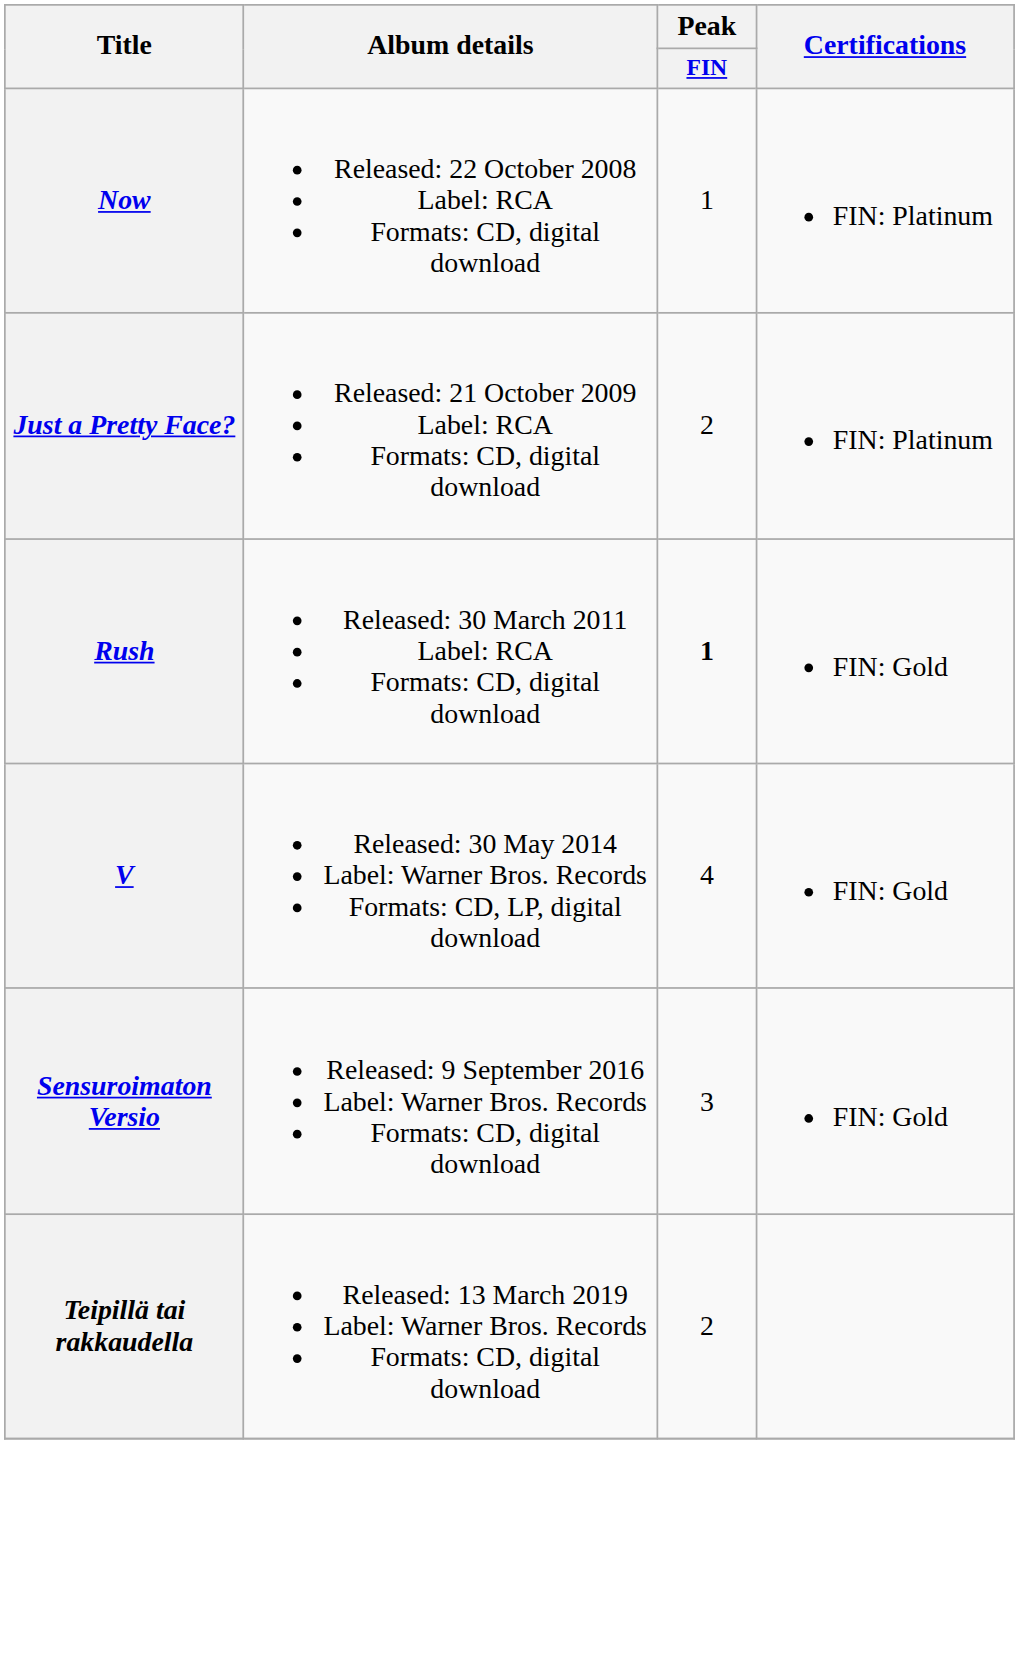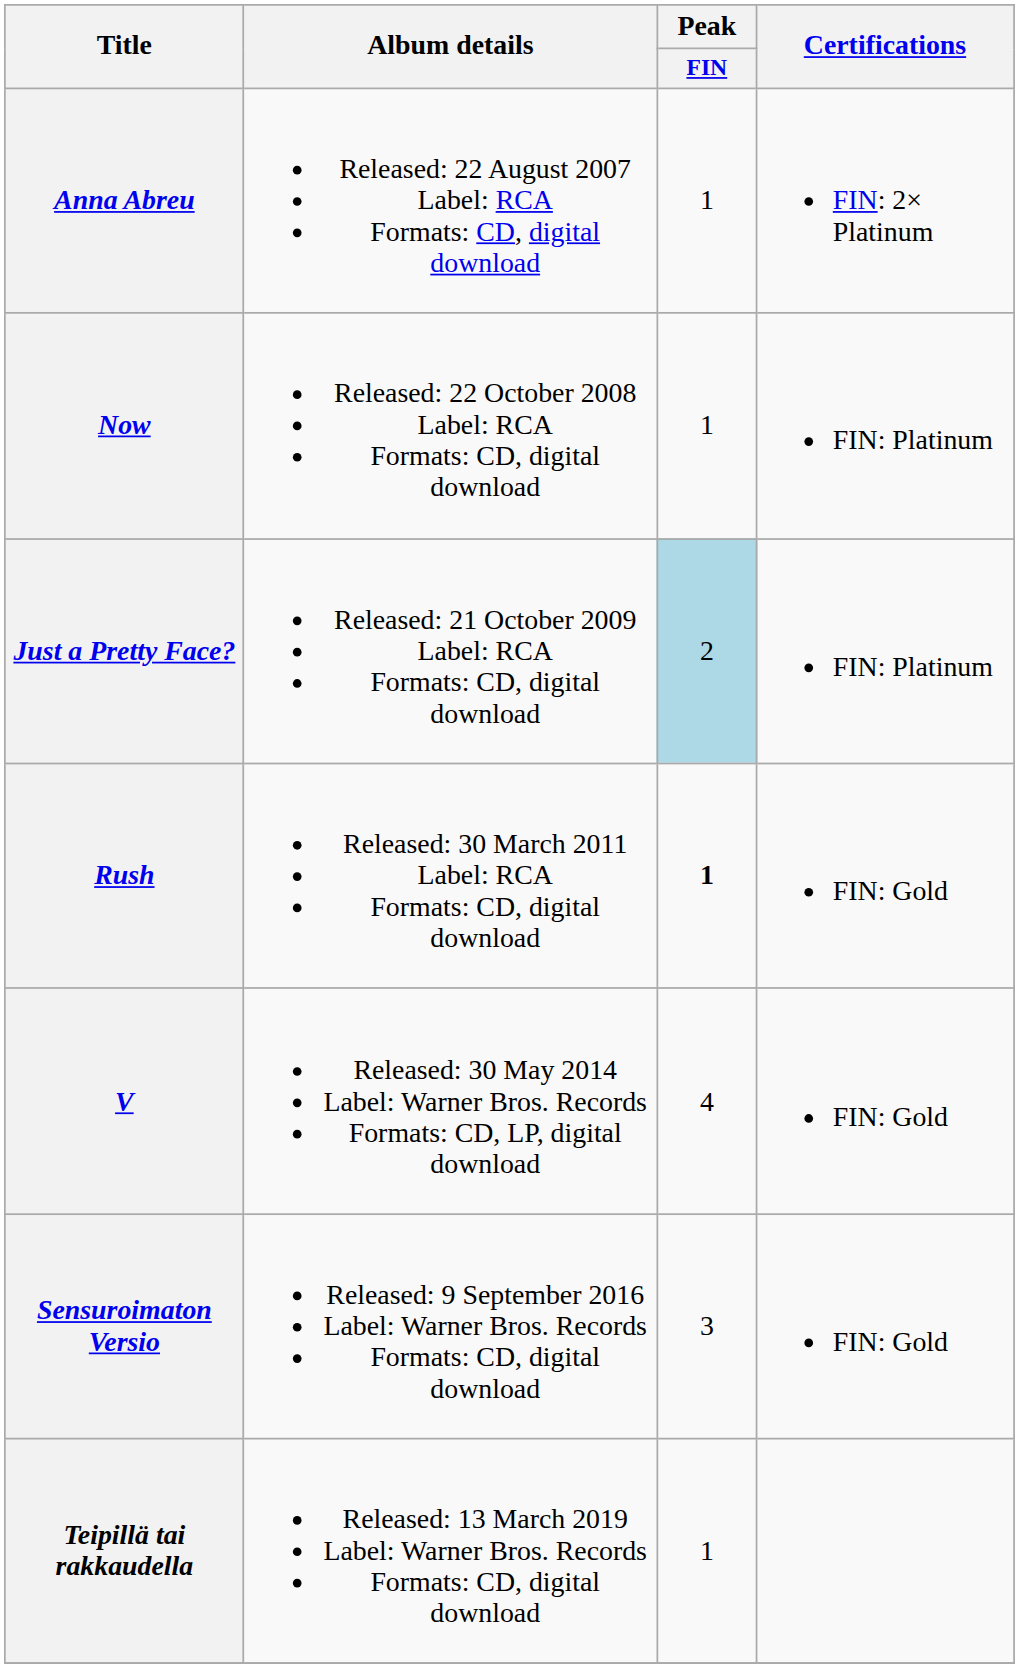+ row: (124, 200)
(707, 425) no background -> (707, 650) lightblue background
(707, 1325) 2 -> (707, 1550) 1
